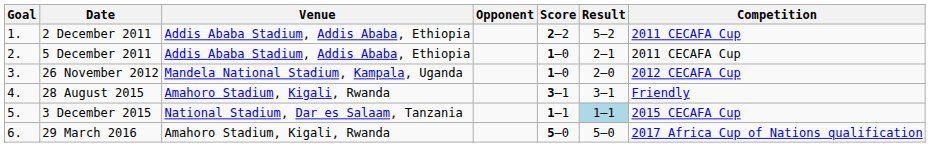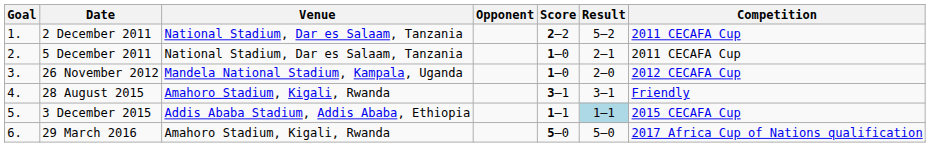(317, 34) Addis Ababa Stadium, Addis Ababa, Ethiopia -> (314, 34) National Stadium, Dar es Salaam, Tanzania
(317, 54) Addis Ababa Stadium, Addis Ababa, Ethiopia -> (314, 54) National Stadium, Dar es Salaam, Tanzania
(314, 113) National Stadium, Dar es Salaam, Tanzania -> (317, 113) Addis Ababa Stadium, Addis Ababa, Ethiopia
